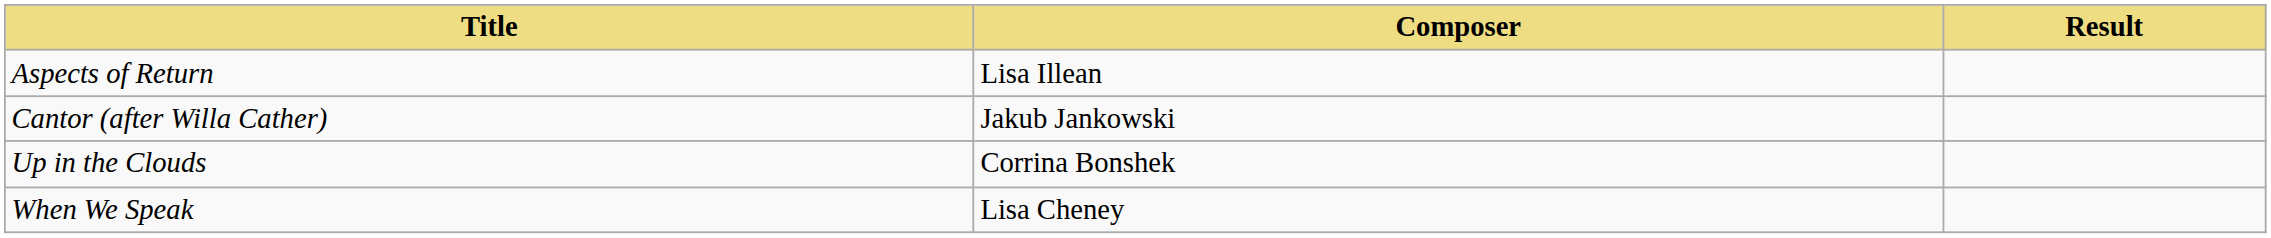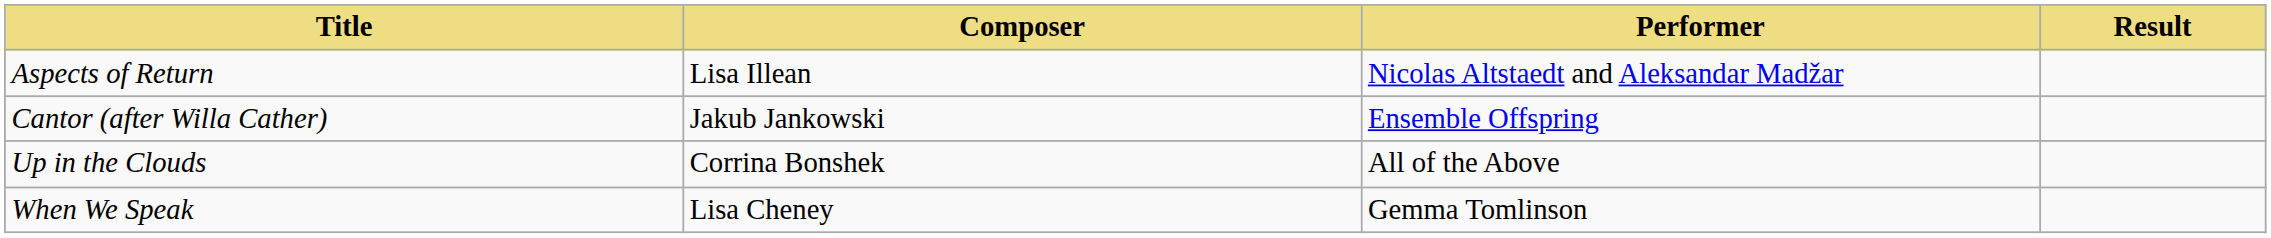+ column: (1700, 27)
